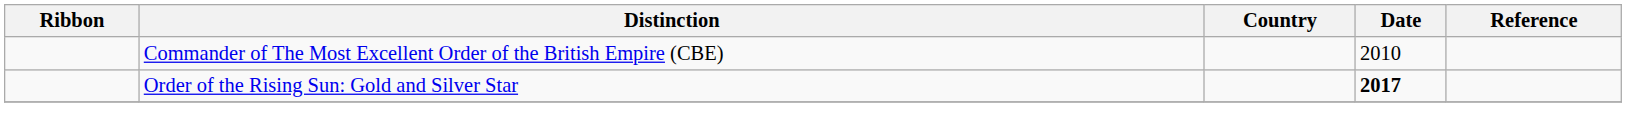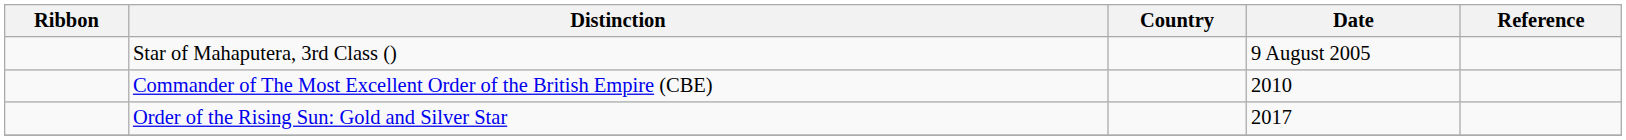+ row: (265, 53)
(1381, 85) bold -> (1272, 118) normal
